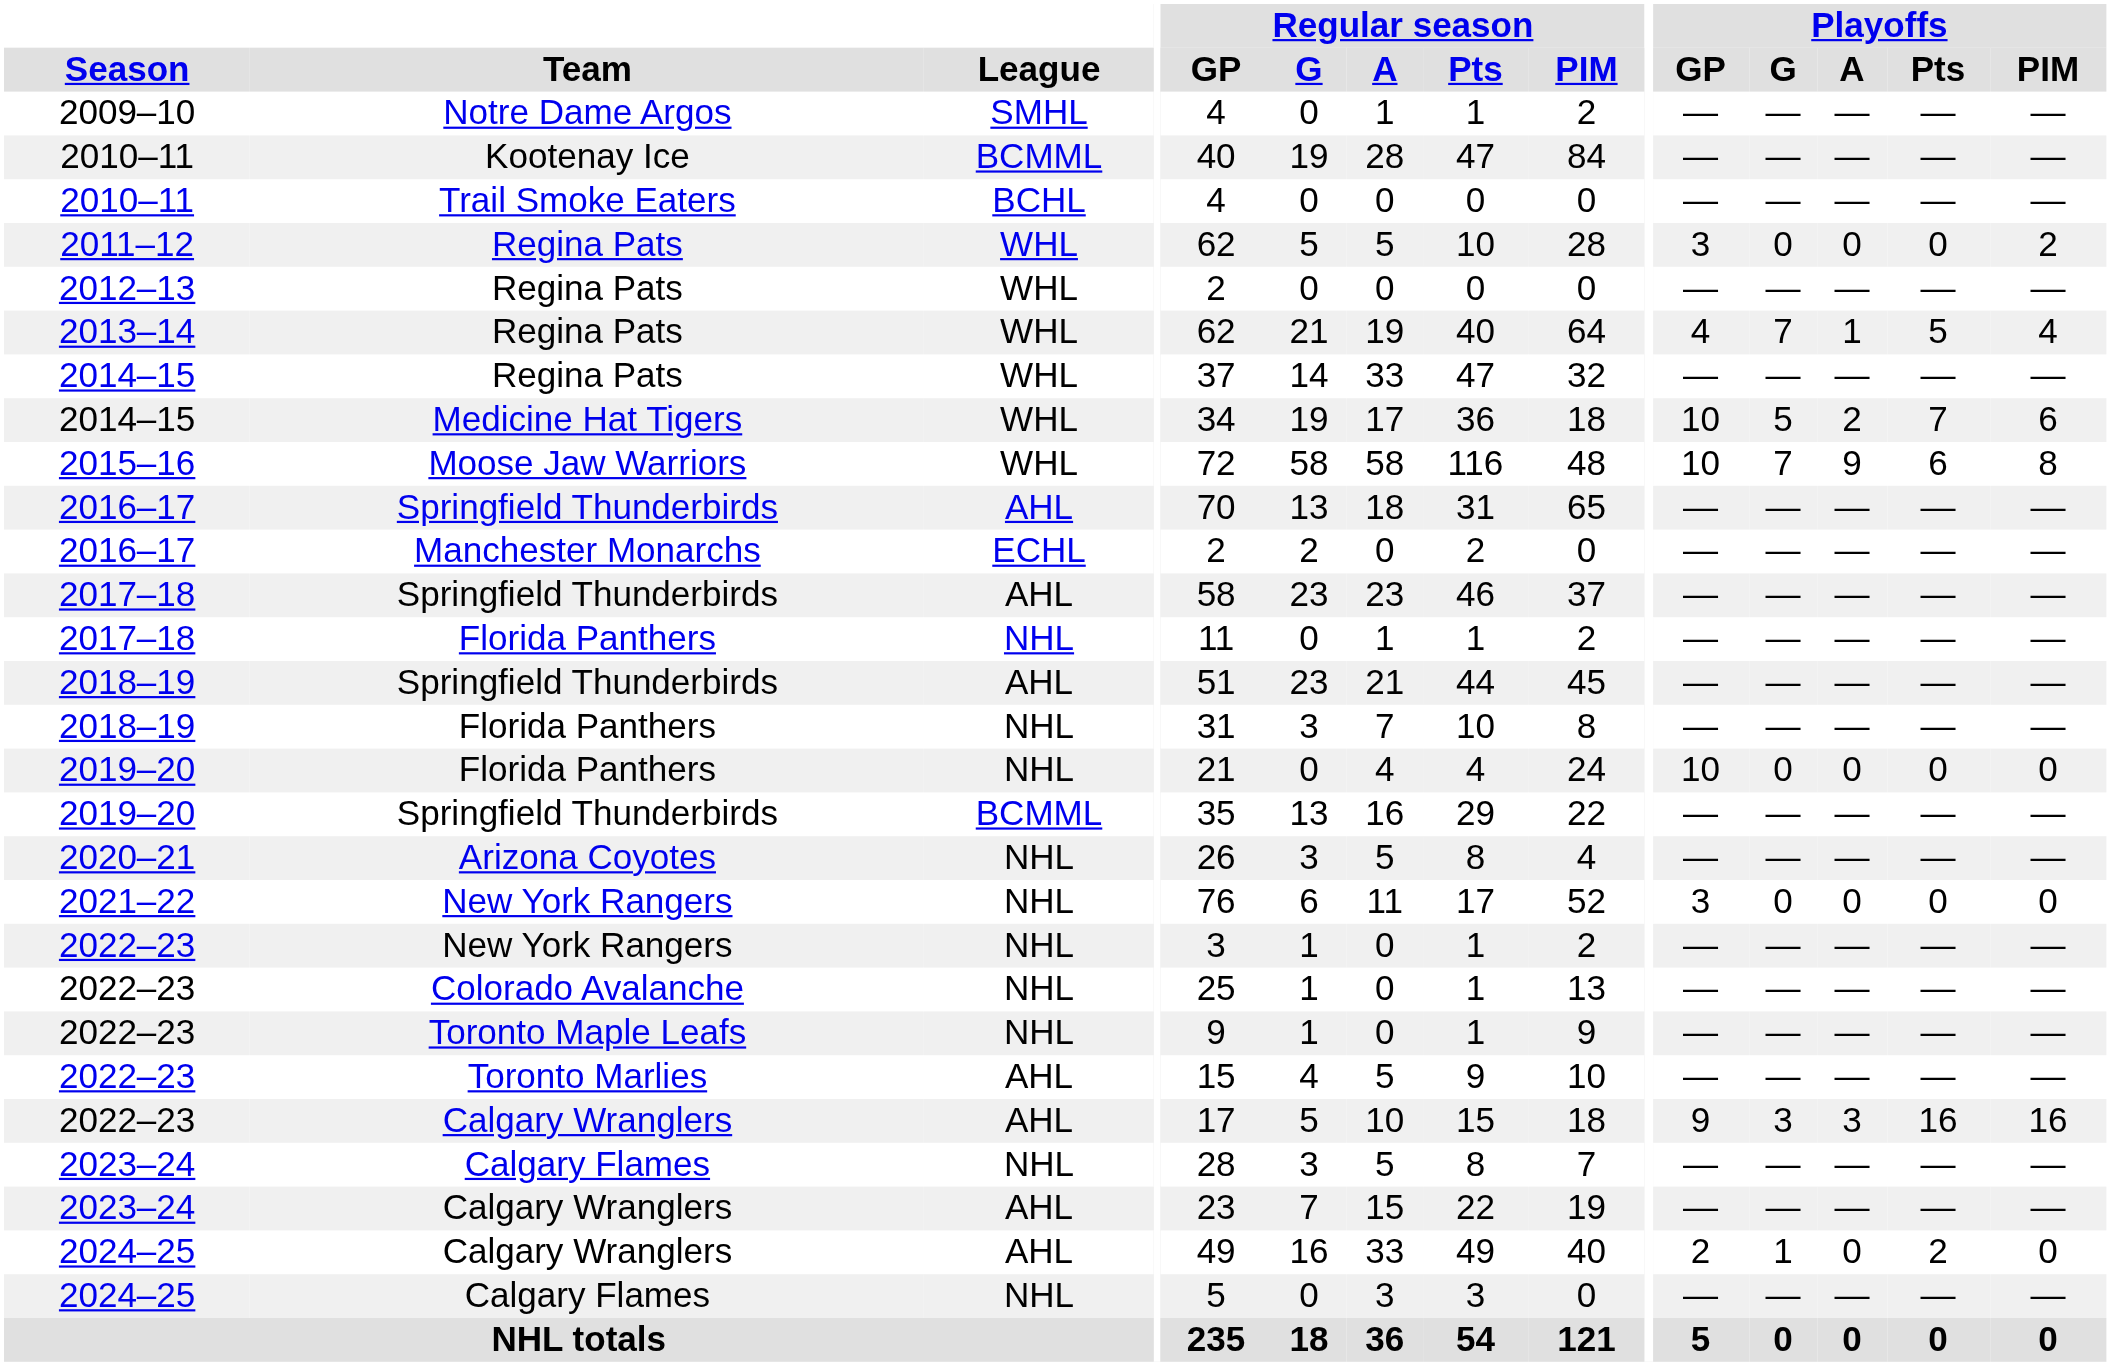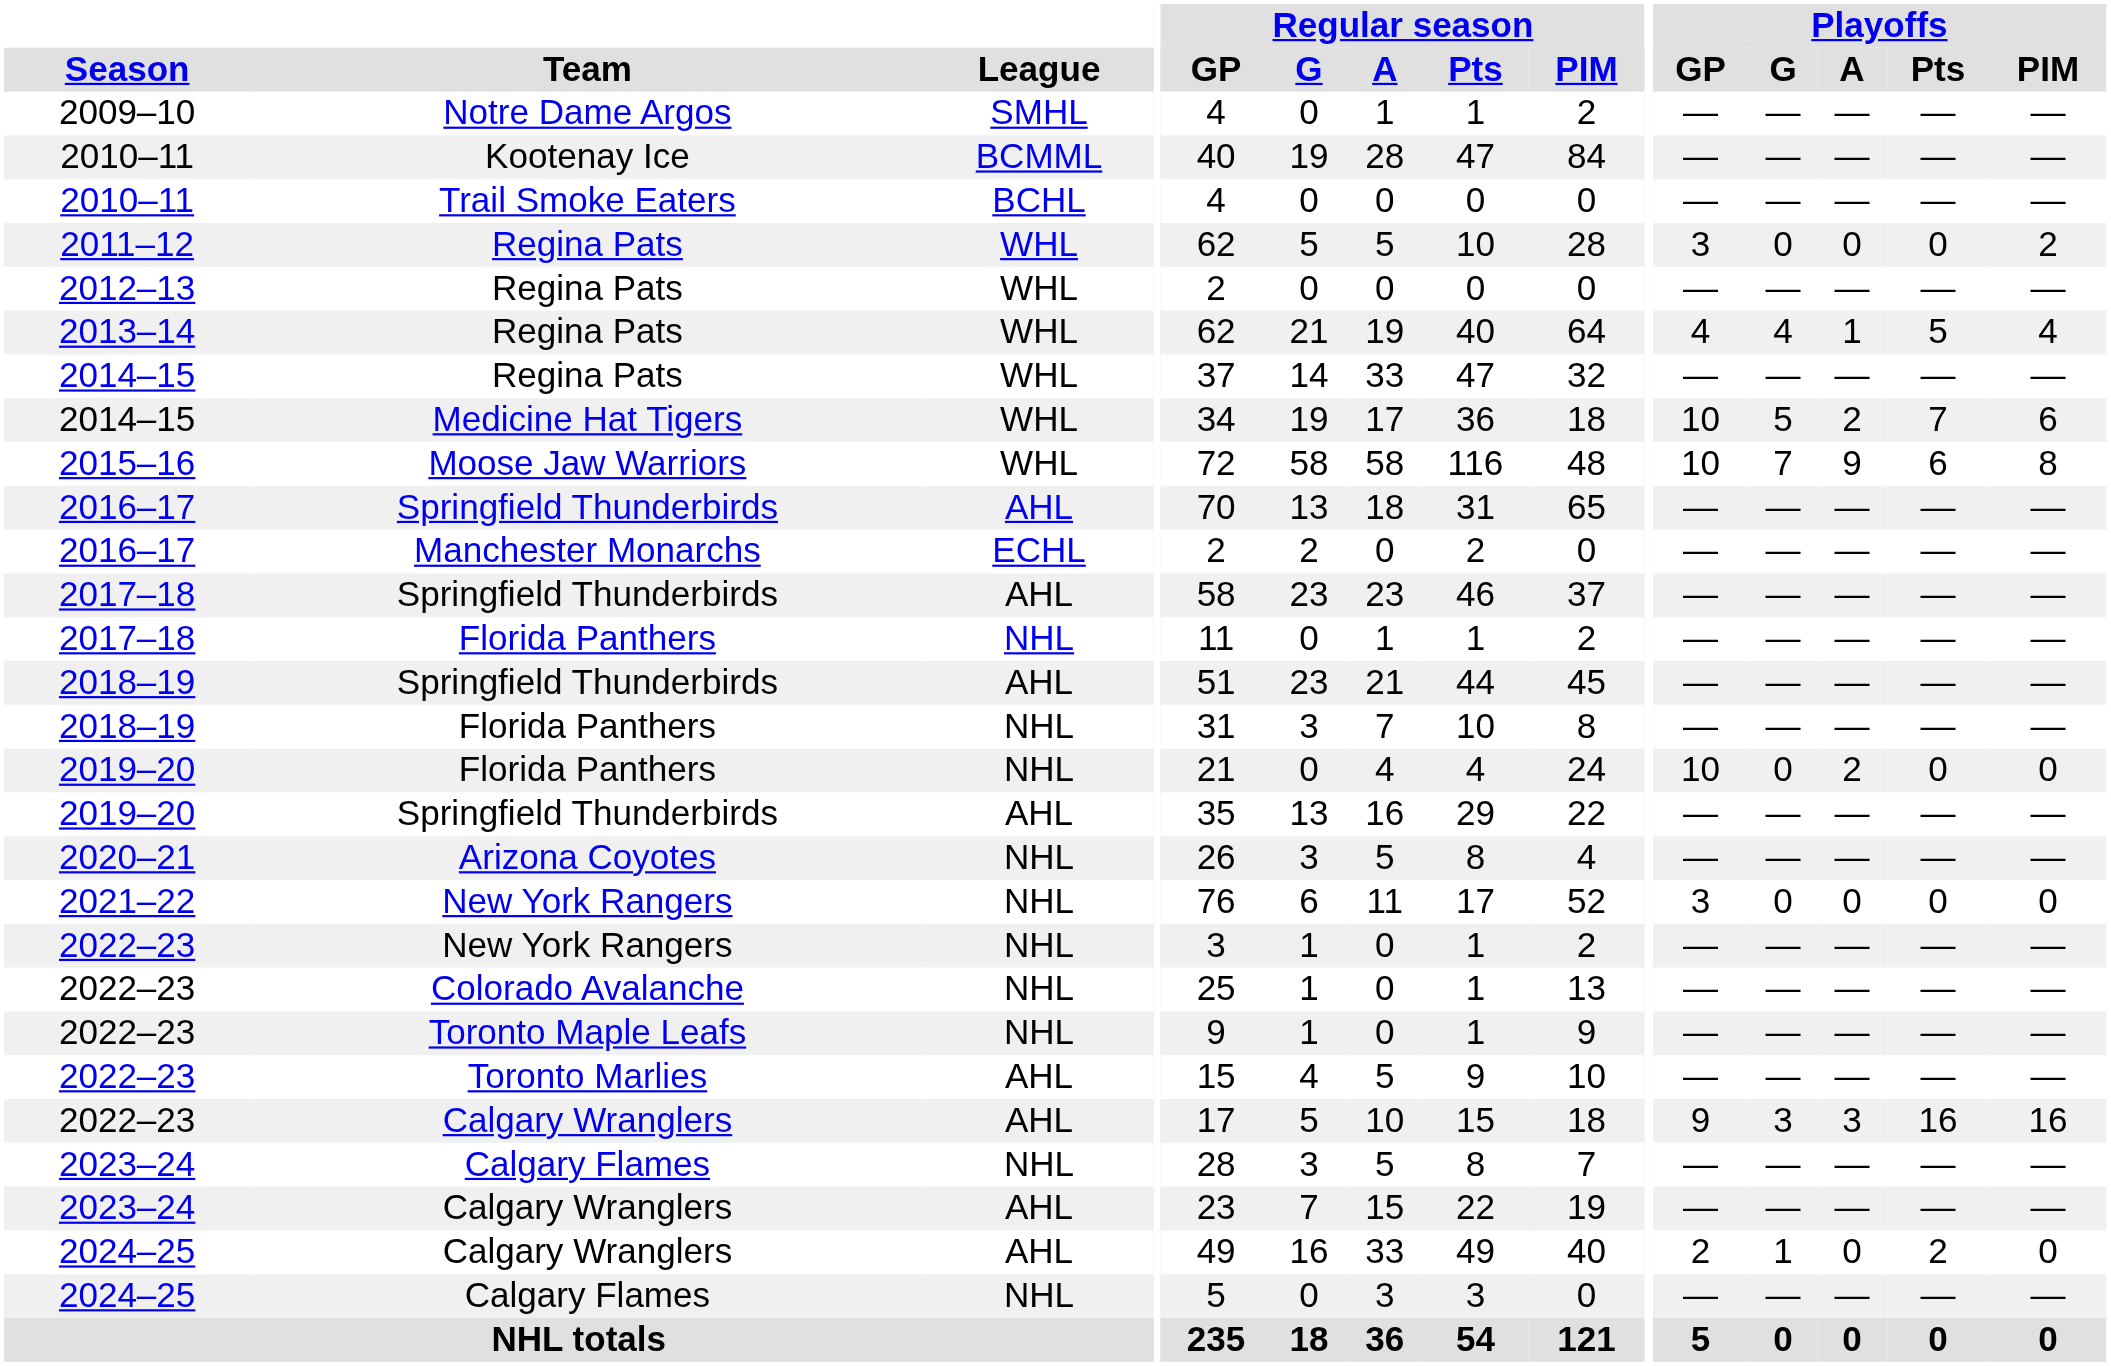(1783, 331) 7 -> (1783, 331) 4
(1852, 769) 0 -> (1852, 769) 2
(1039, 813) BCMML -> (1039, 813) AHL
